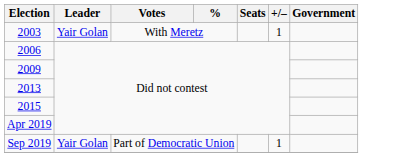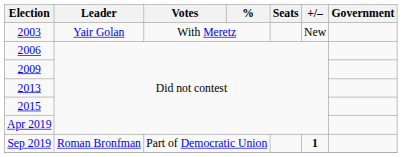(279, 32) 1 -> (315, 32) New
(82, 143) Yair Golan -> (99, 143) Roman Bronfman
(279, 143) normal -> (315, 143) bold
